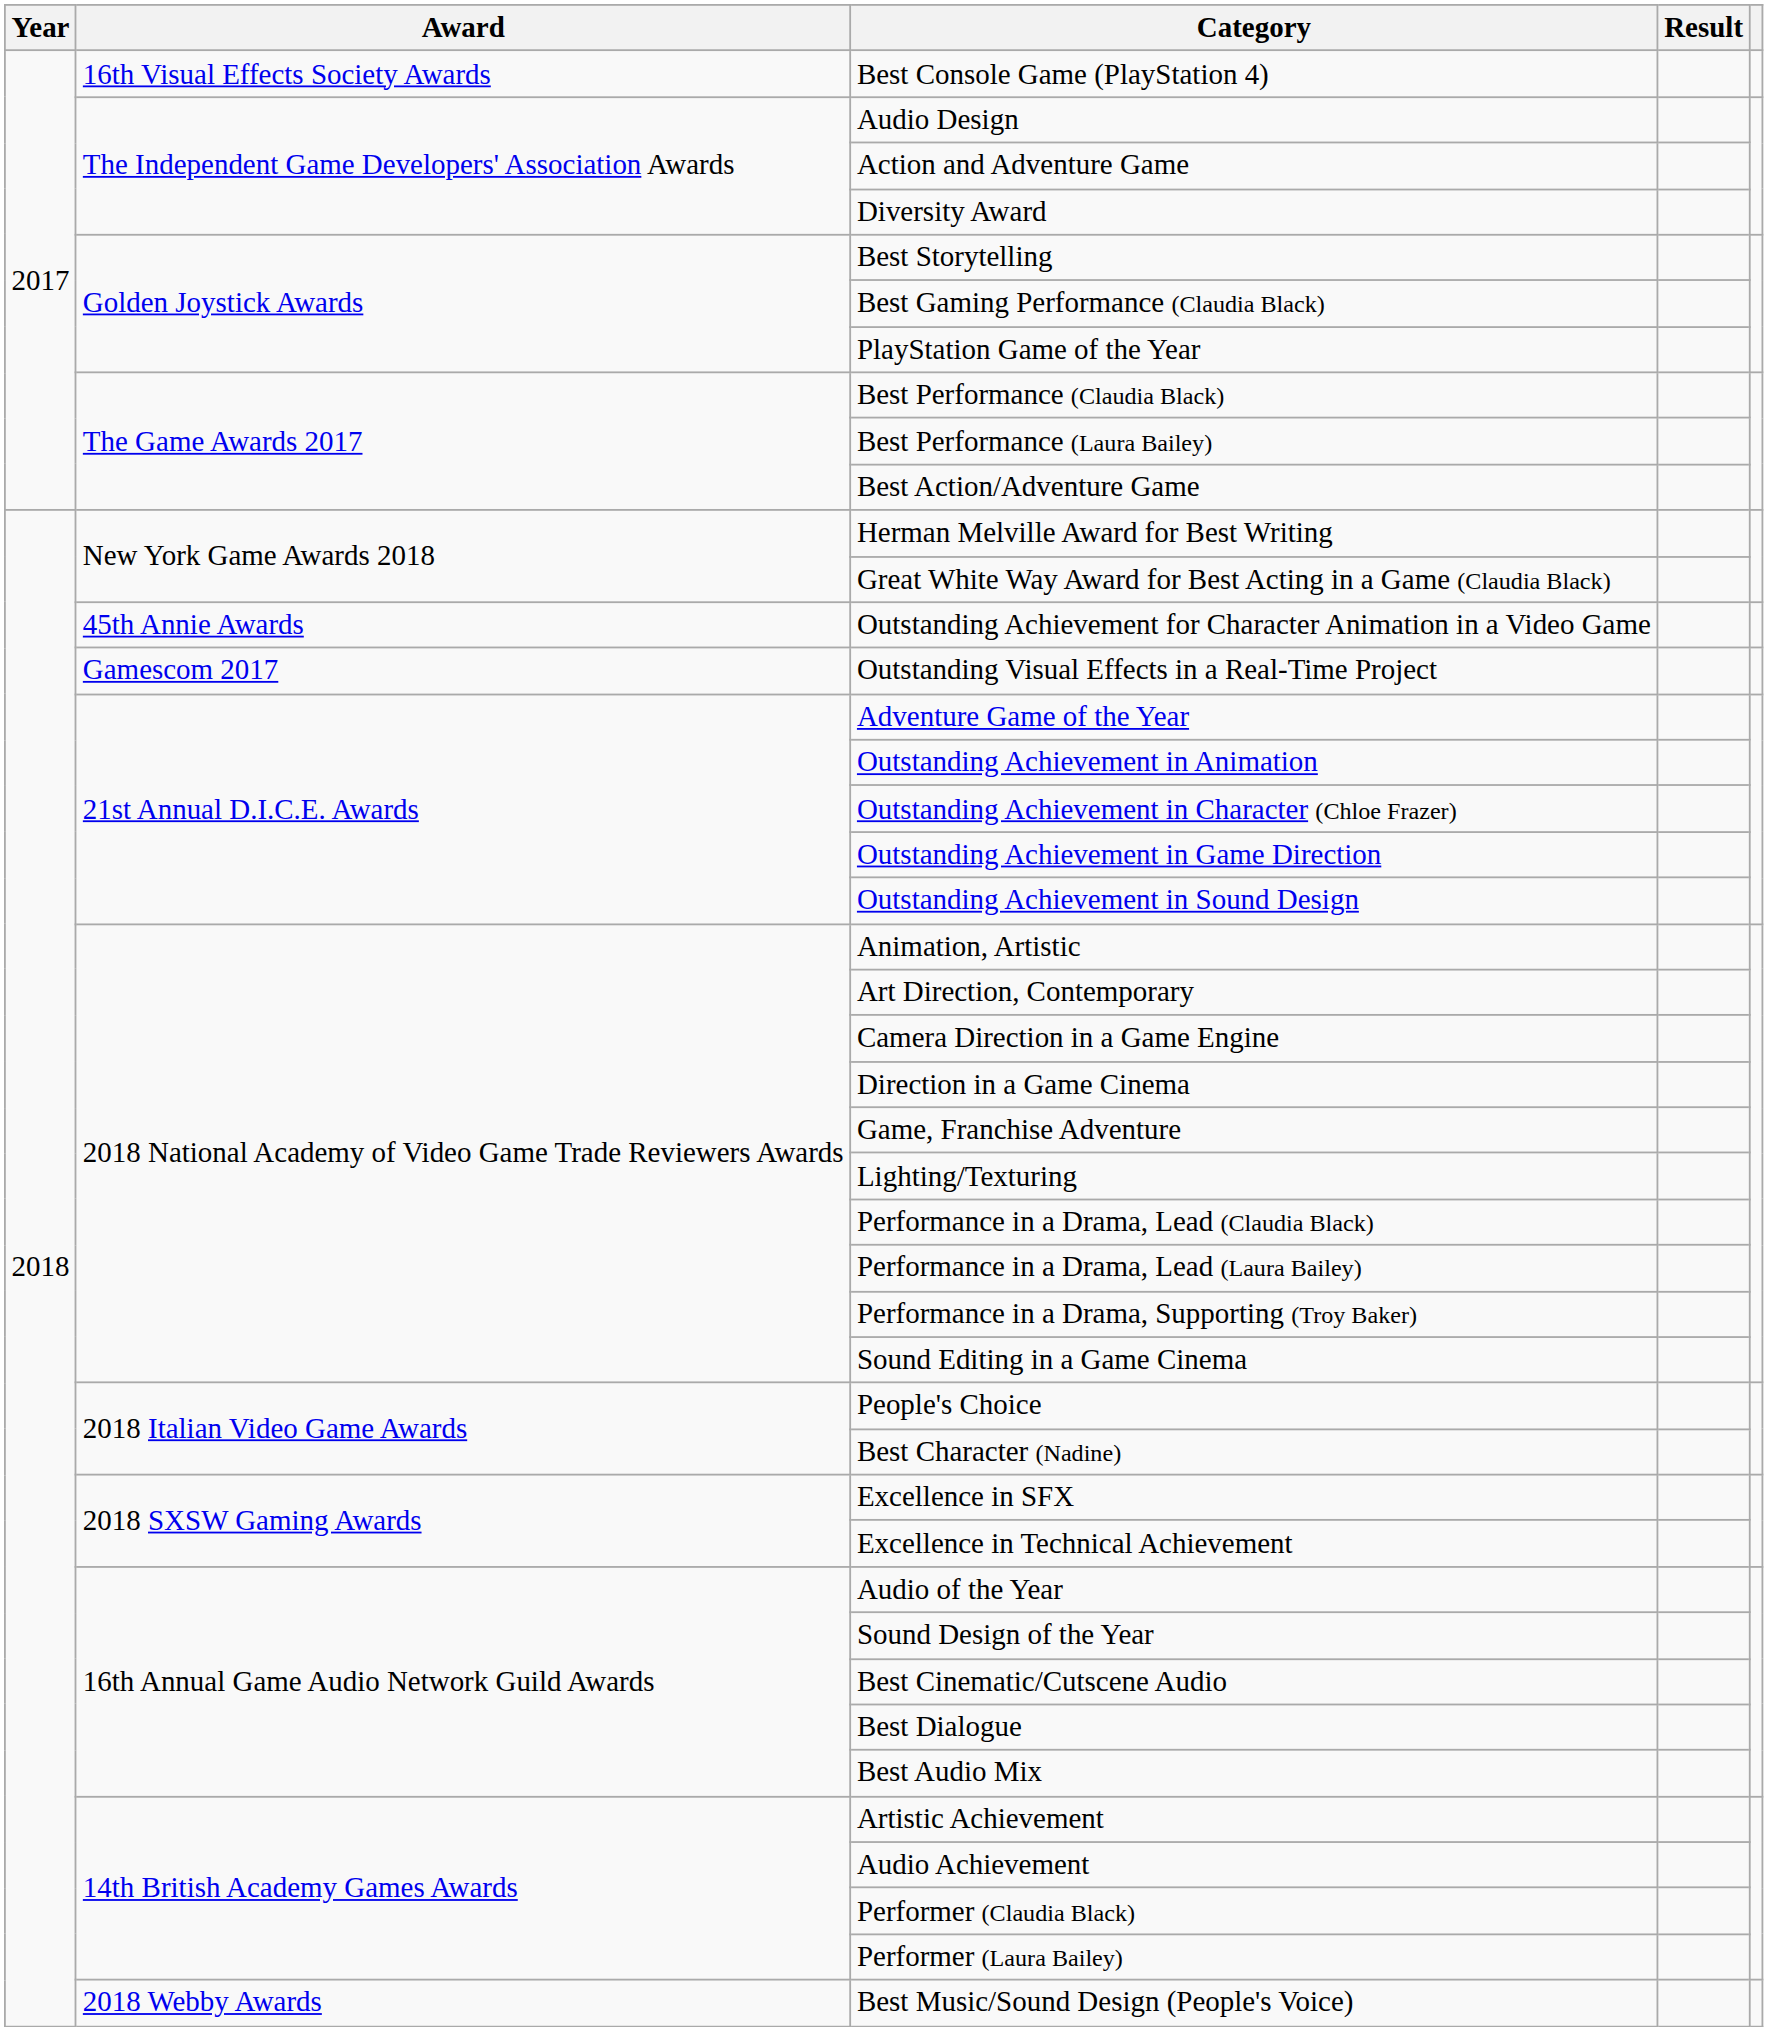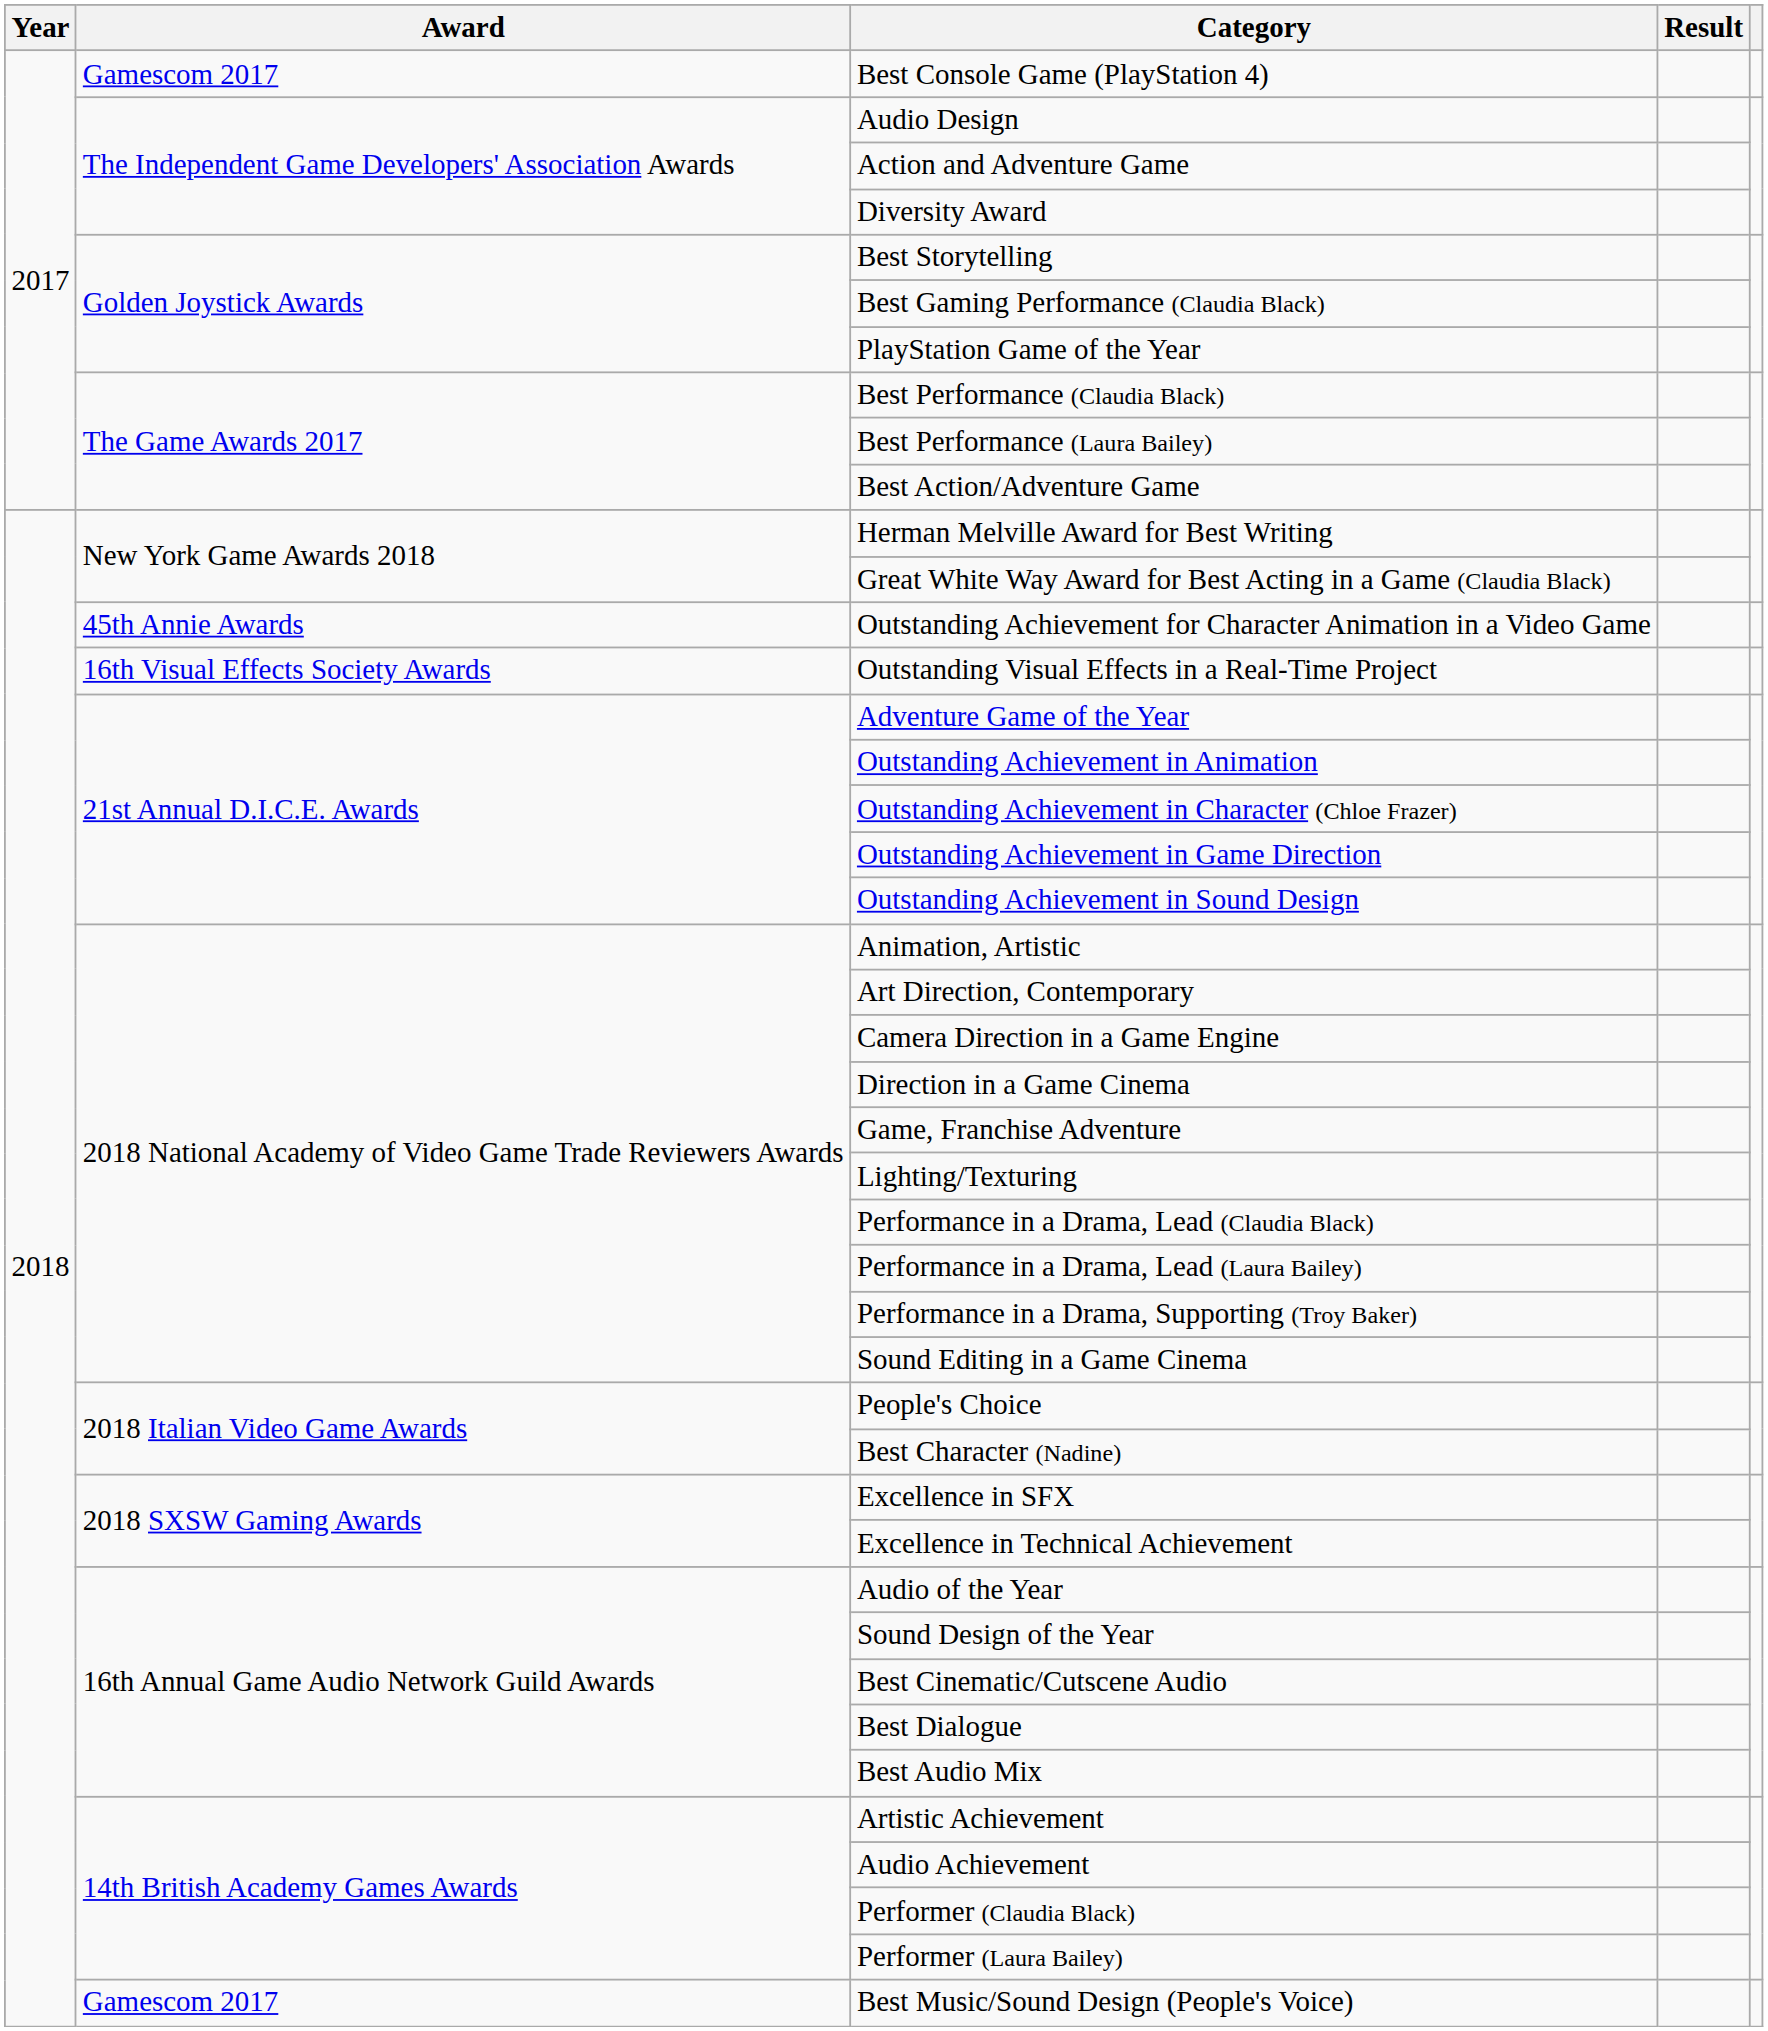(287, 73) 16th Visual Effects Society Awards -> (181, 73) Gamescom 2017
(181, 670) Gamescom 2017 -> (287, 670) 16th Visual Effects Society Awards
(202, 2002) 2018 Webby Awards -> (181, 2002) Gamescom 2017
